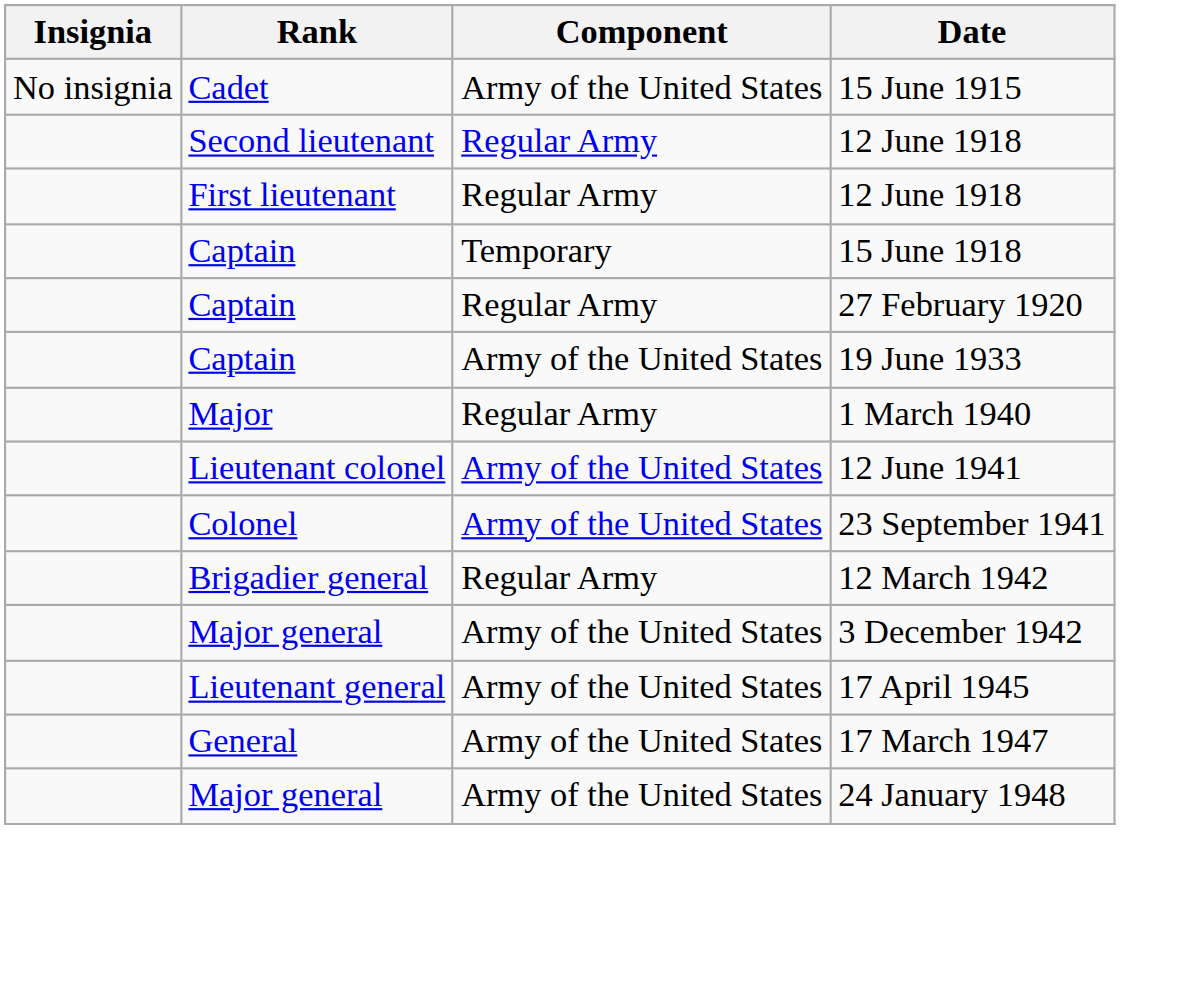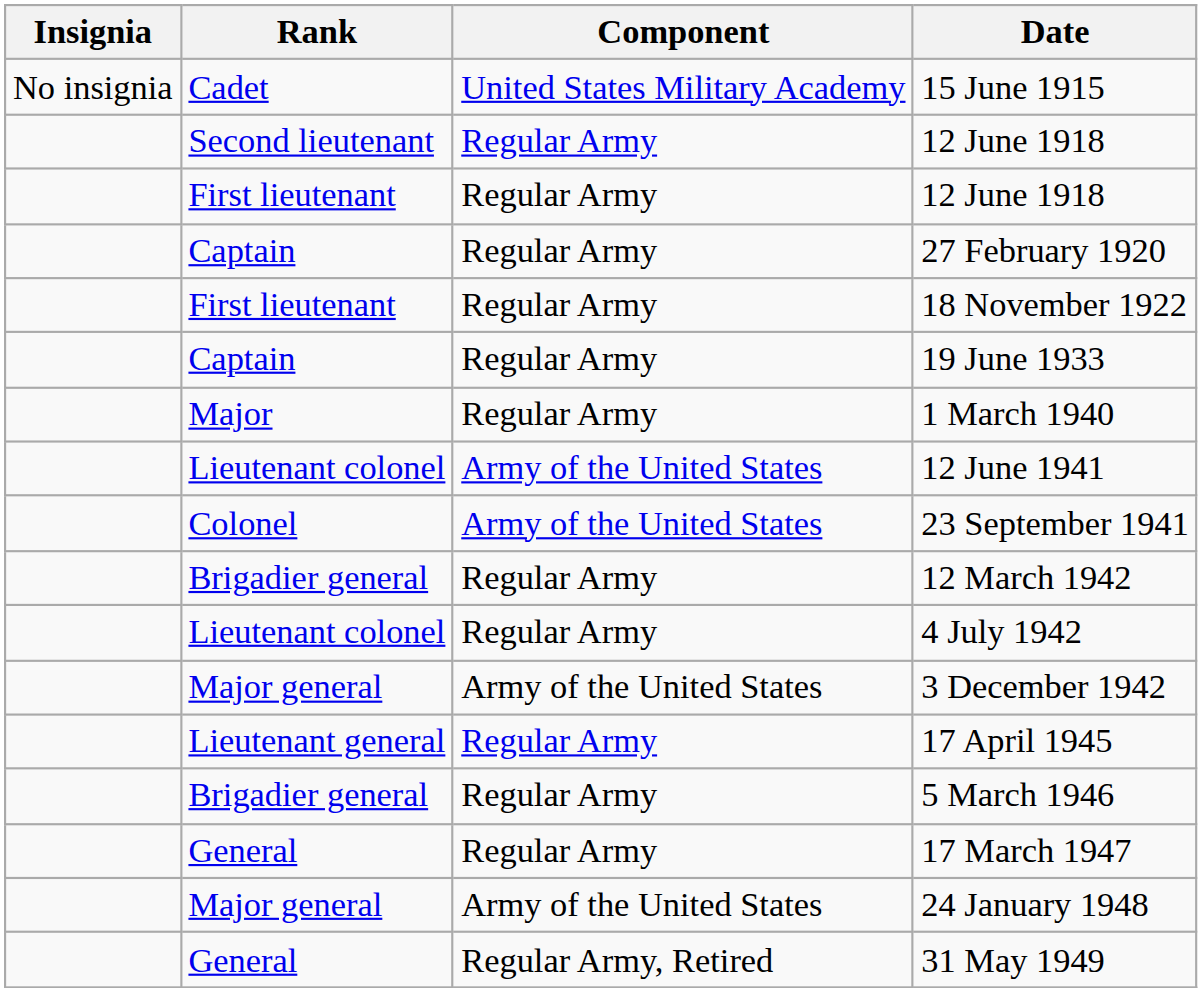(642, 86) Army of the United States -> (683, 86) United States Military Academy
- row: (242, 250)
+ row: (292, 304)
(642, 359) Army of the United States -> (559, 359) Regular Army
+ row: (317, 631)
(642, 686) Army of the United States -> (559, 741) Regular Army
+ row: (308, 795)
(642, 741) Army of the United States -> (559, 850) Regular Army
+ row: (243, 959)
